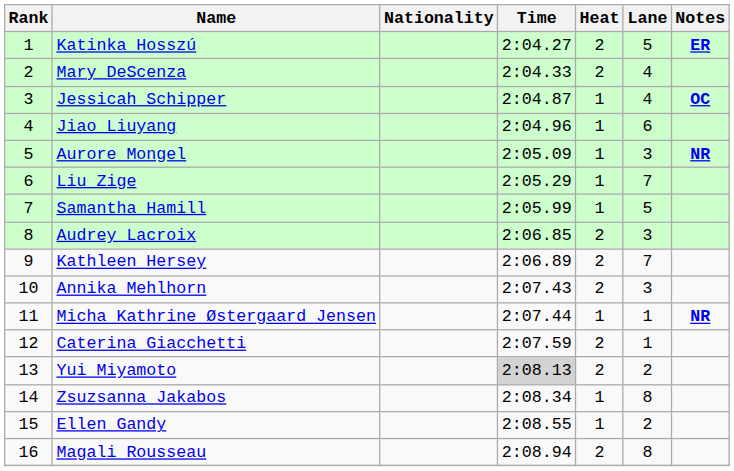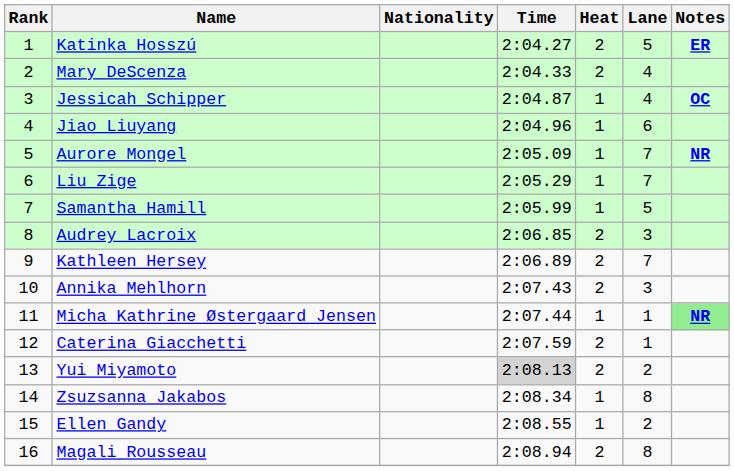(647, 154) 3 -> (647, 154) 7
(700, 317) no background -> (700, 317) lightgreen background
